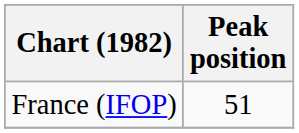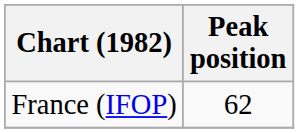(238, 104) 51 -> (238, 104) 62
